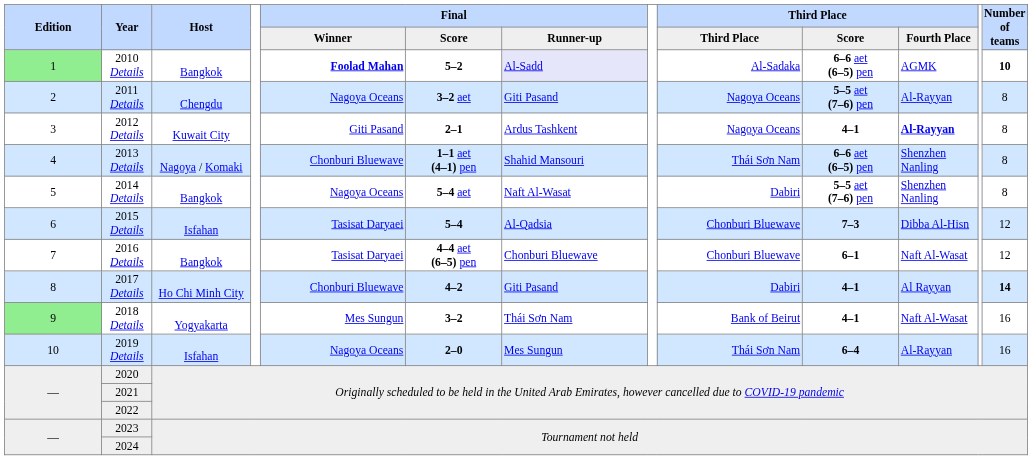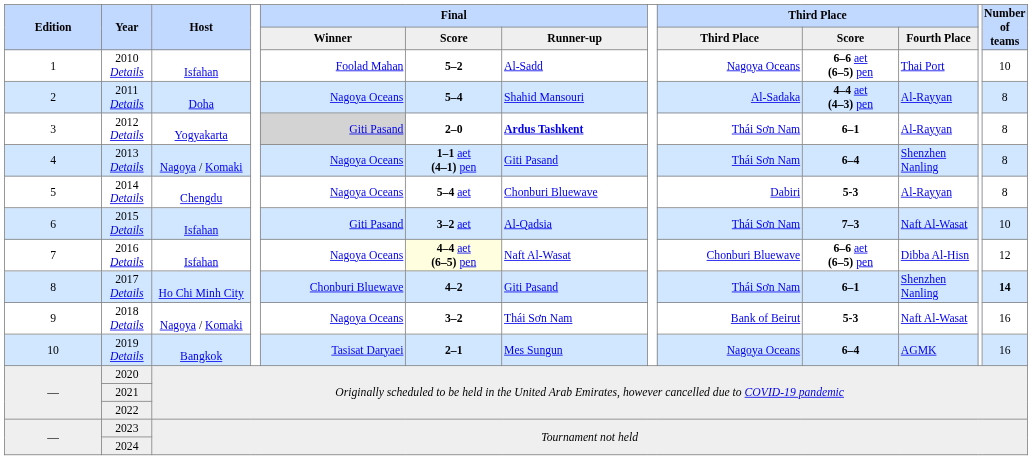(53, 65) lightgreen background -> (53, 65) no background
(201, 72) Bangkok -> (201, 72) Isfahan
(367, 65) bold -> (370, 65) normal
(524, 65) lavender background -> (524, 65) no background
(776, 65) Al-Sadaka -> (763, 65) Nagoya Oceans
(919, 65) AGMK -> (923, 65) Thai Port
(1005, 65) bold -> (1005, 65) normal
(201, 104) Chengdu -> (201, 104) Doha
(454, 97) 3–2 aet -> (454, 97) 5–4
(531, 97) Giti Pasand -> (544, 97) Shahid Mansouri
(763, 97) Nagoya Oceans -> (776, 97) Al-Sadaka
(850, 97) 5–5 aet (7–6) pen -> (850, 97) 4–4 aet (4–3) pen
(201, 135) Kuwait City -> (201, 135) Yogyakarta
(376, 128) no background -> (376, 128) lightgrey background
(454, 128) 2–1 -> (454, 128) 2–0
(541, 128) normal -> (544, 128) bold
(763, 128) Nagoya Oceans -> (766, 128) Thái Sơn Nam
(850, 128) 4–1 -> (850, 128) 6–1
(928, 128) bold -> (926, 128) normal
(357, 160) Chonburi Bluewave -> (367, 160) Nagoya Oceans
(544, 160) Shahid Mansouri -> (531, 160) Giti Pasand
(850, 160) 6–6 aet (6–5) pen -> (850, 160) 6–4
(201, 198) Bangkok -> (201, 198) Chengdu
(537, 192) Naft Al-Wasat -> (551, 192) Chonburi Bluewave
(850, 192) 5–5 aet (7–6) pen -> (850, 192) 5-3
(923, 192) Shenzhen Nanling -> (926, 192) Al-Rayyan
(367, 223) Tasisat Daryaei -> (376, 223) Giti Pasand
(454, 223) 5–4 -> (454, 223) 3–2 aet
(753, 223) Chonburi Bluewave -> (766, 223) Thái Sơn Nam
(935, 223) Dibba Al-Hisn -> (934, 223) Naft Al-Wasat
(1005, 223) 12 -> (1005, 223) 10
(201, 262) Bangkok -> (201, 262) Isfahan
(367, 255) Tasisat Daryaei -> (367, 255) Nagoya Oceans
(454, 255) no background -> (454, 255) lightyellow background
(551, 255) Chonburi Bluewave -> (537, 255) Naft Al-Wasat
(850, 255) 6–1 -> (850, 255) 6–6 aet (6–5) pen
(934, 255) Naft Al-Wasat -> (935, 255) Dibba Al-Hisn
(785, 286) Dabiri -> (766, 286) Thái Sơn Nam
(850, 286) 4–1 -> (850, 286) 6–1
(926, 286) Al Rayyan -> (923, 286) Shenzhen Nanling
(53, 318) lightgreen background -> (53, 318) no background
(201, 325) Yogyakarta -> (201, 325) Nagoya / Komaki
(374, 318) Mes Sungun -> (367, 318) Nagoya Oceans
(850, 318) 4–1 -> (850, 318) 5-3
(201, 356) Isfahan -> (201, 356) Bangkok
(367, 349) Nagoya Oceans -> (367, 349) Tasisat Daryaei
(454, 349) 2–0 -> (454, 349) 2–1
(766, 349) Thái Sơn Nam -> (763, 349) Nagoya Oceans
(926, 349) Al-Rayyan -> (919, 349) AGMK
